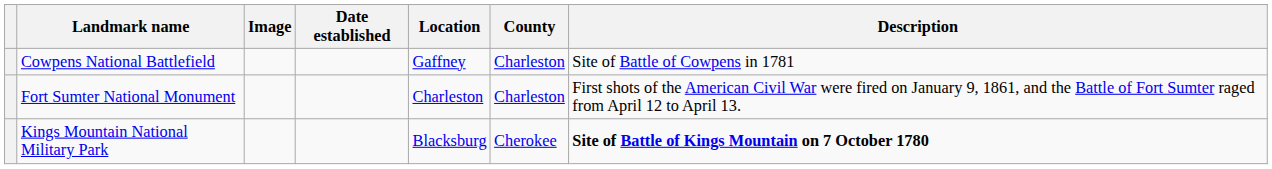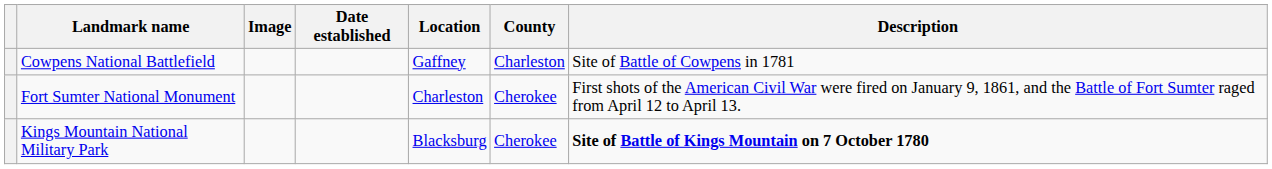(529, 96) Charleston -> (525, 96) Cherokee
